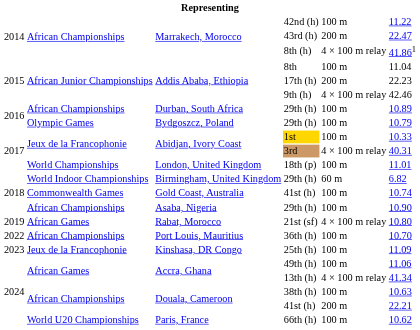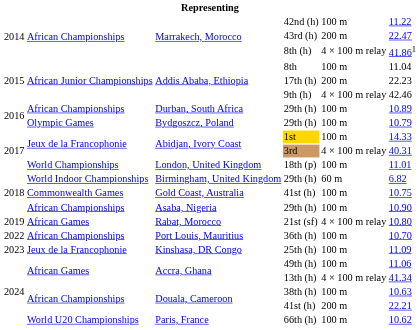(400, 137) 10.33 -> (400, 137) 14.33
(400, 193) 10.74 -> (400, 193) 10.75
